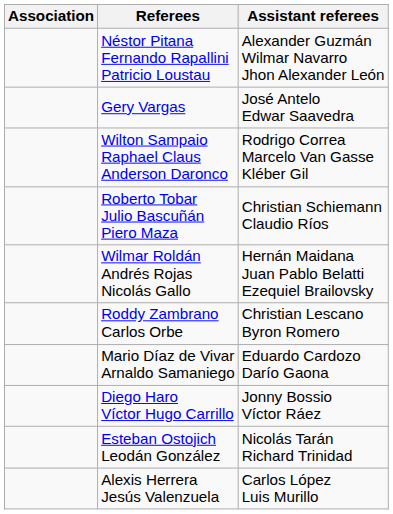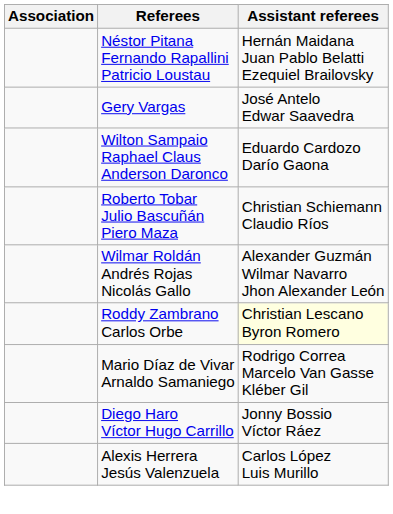(313, 57) Alexander Guzmán Wilmar Navarro Jhon Alexander León -> (308, 57) Hernán Maidana Juan Pablo Belatti Ezequiel Brailovsky
(308, 157) Rodrigo Correa Marcelo Van Gasse Kléber Gil -> (301, 157) Eduardo Cardozo Darío Gaona
(308, 273) Hernán Maidana Juan Pablo Belatti Ezequiel Brailovsky -> (313, 273) Alexander Guzmán Wilmar Navarro Jhon Alexander León
(303, 323) no background -> (303, 323) lightyellow background
(301, 364) Eduardo Cardozo Darío Gaona -> (308, 373) Rodrigo Correa Marcelo Van Gasse Kléber Gil
- row: (161, 447)
